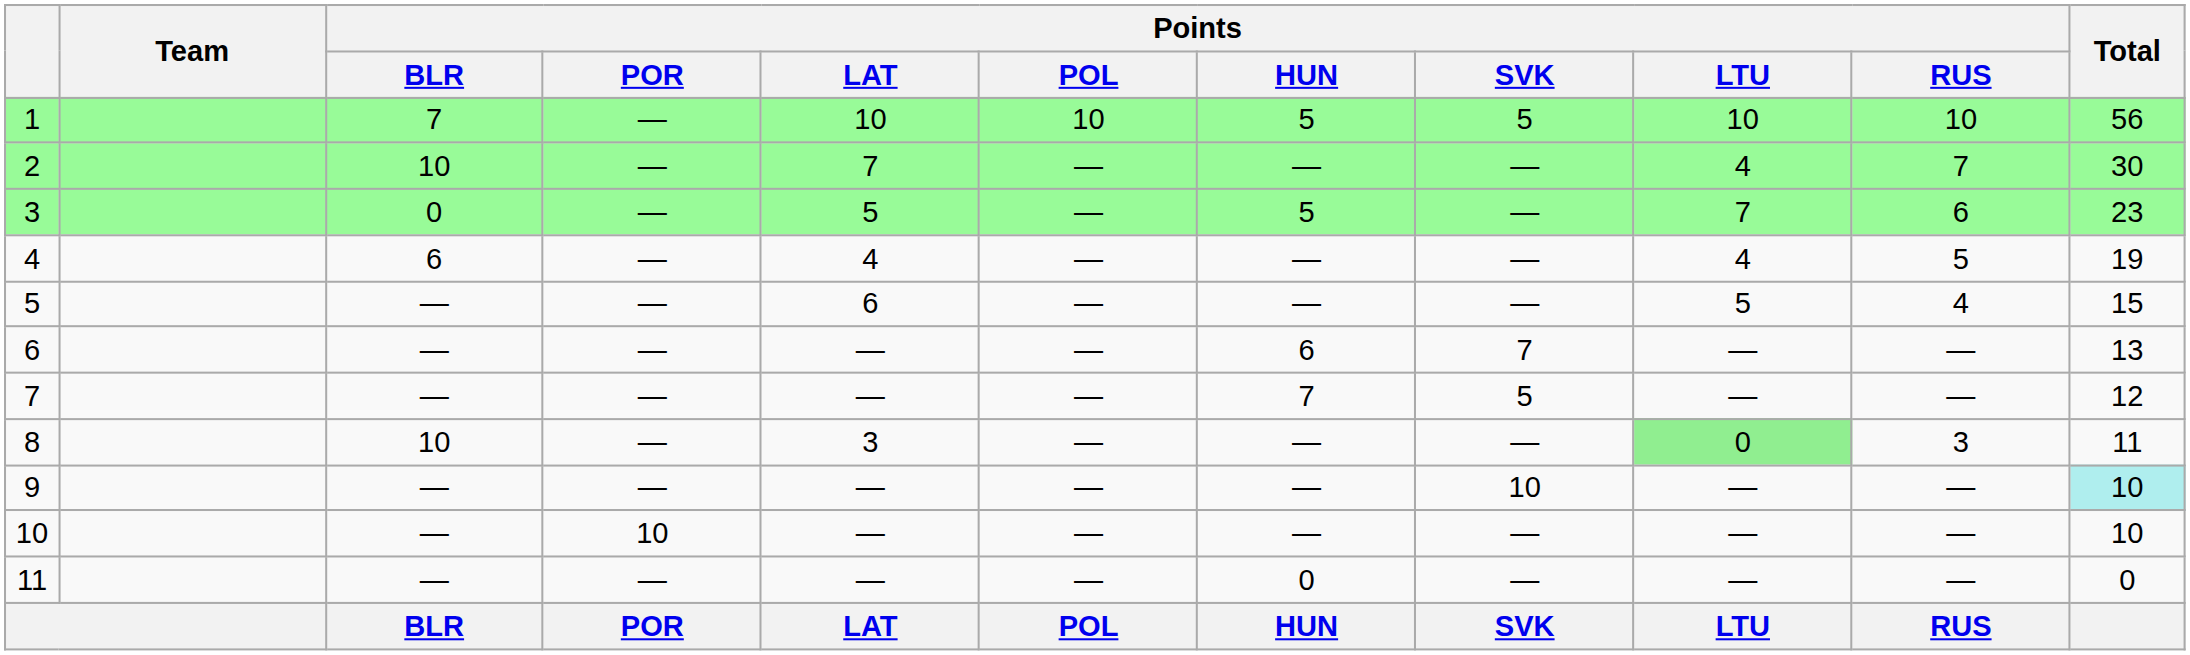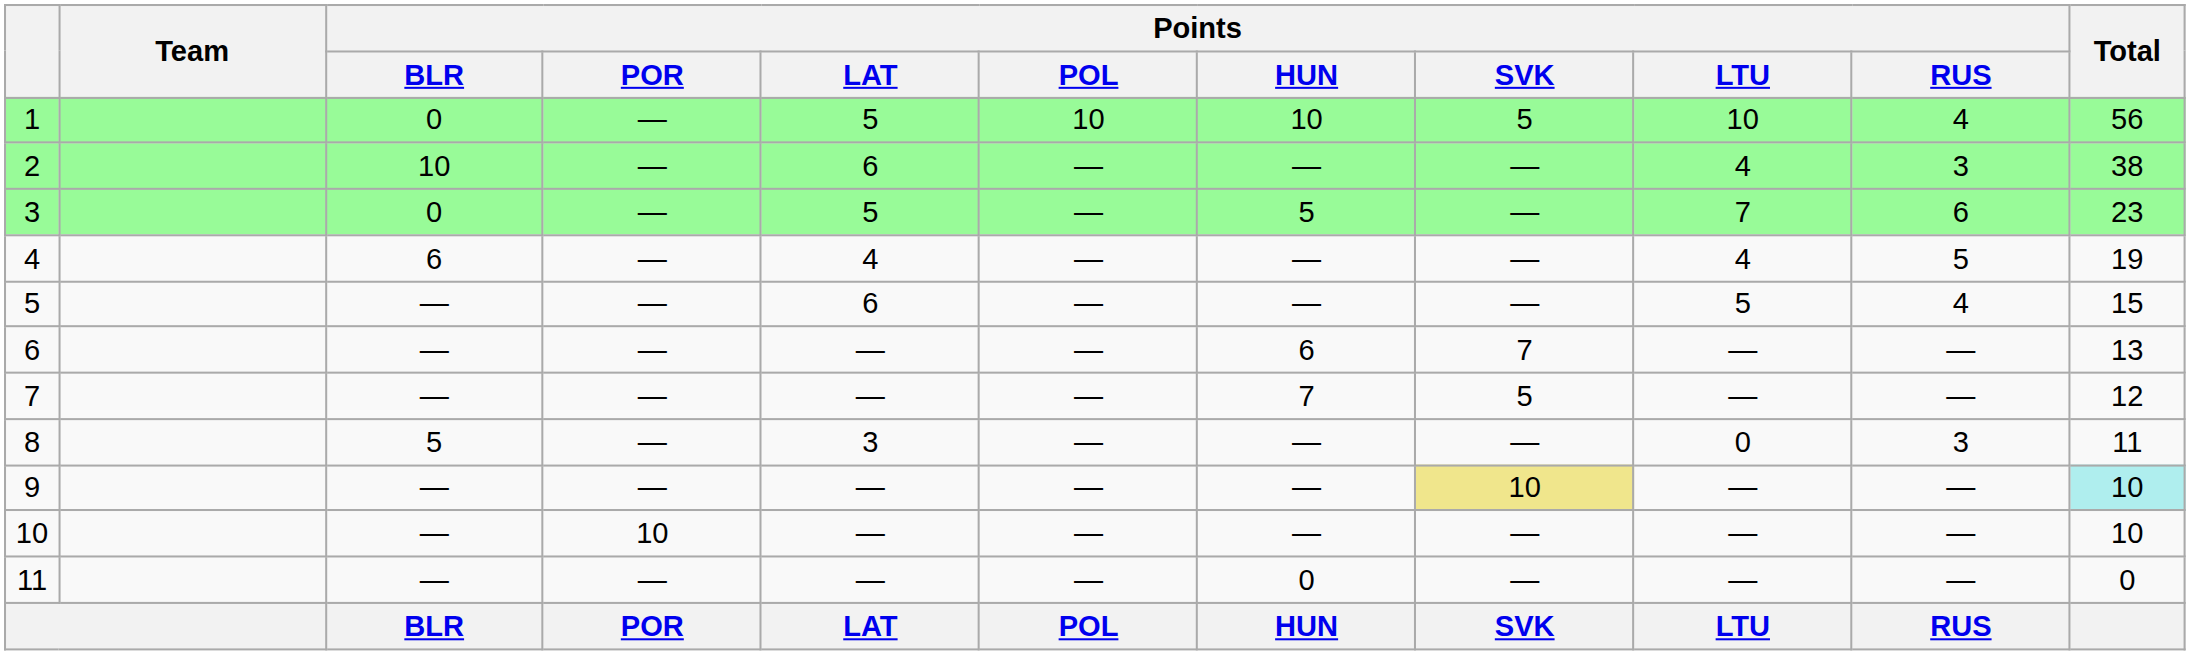(434, 120) 7 -> (434, 120) 0
(870, 120) 10 -> (870, 120) 5
(1307, 120) 5 -> (1307, 120) 10
(1961, 120) 10 -> (1961, 120) 4
(870, 166) 7 -> (870, 166) 6
(1961, 166) 7 -> (1961, 166) 3
(2127, 166) 30 -> (2127, 166) 38
(434, 442) 10 -> (434, 442) 5
(1743, 442) lightgreen background -> (1743, 442) no background
(1525, 488) no background -> (1525, 488) khaki background
